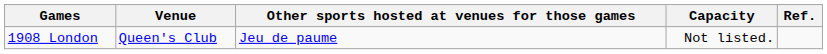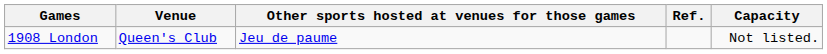columns swapped: (722, 16) <-> (800, 16)
